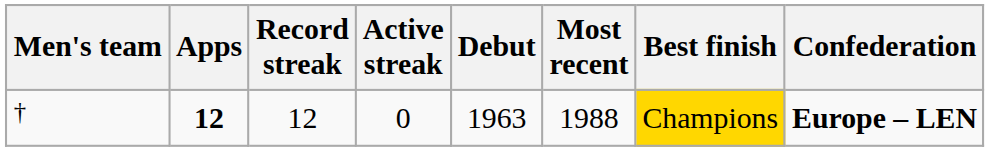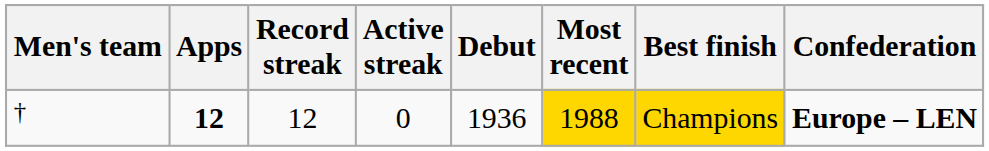(497, 117) 1963 -> (497, 117) 1936
(589, 117) no background -> (589, 117) gold background
